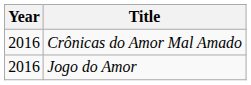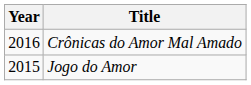(24, 67) 2016 -> (24, 67) 2015
